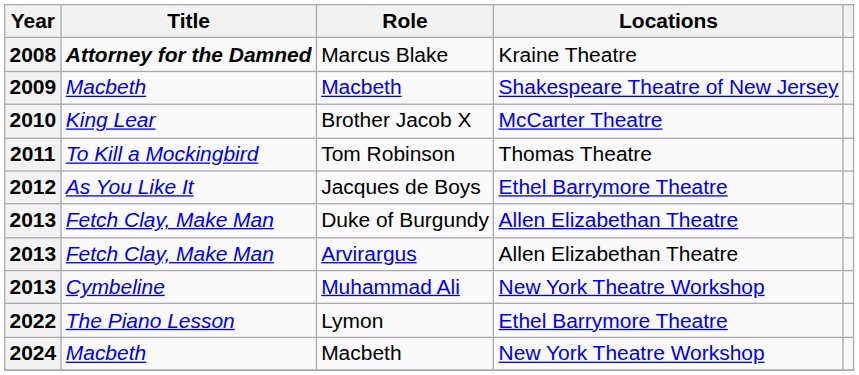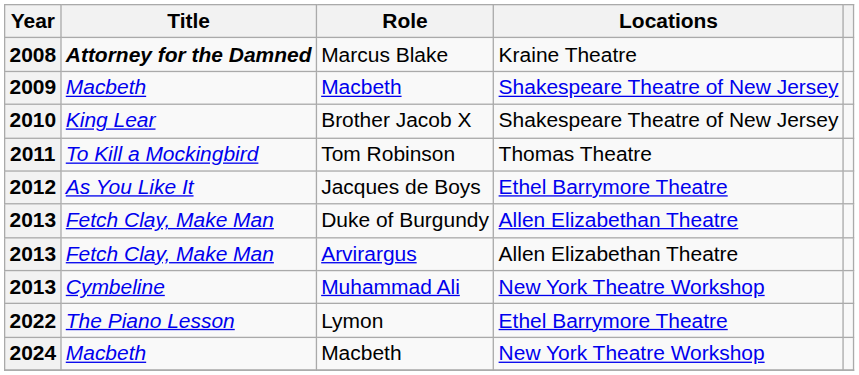(581, 120) McCarter Theatre -> (669, 120) Shakespeare Theatre of New Jersey
